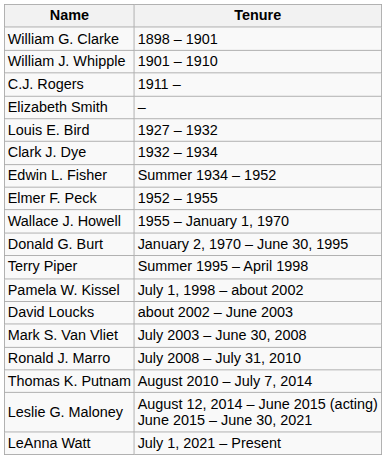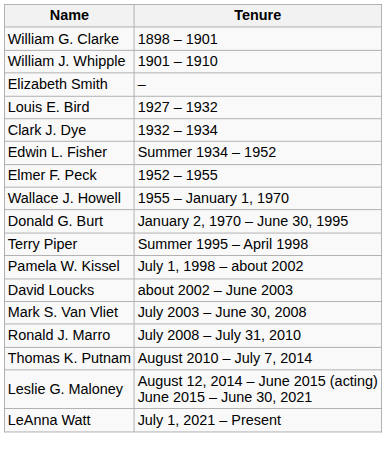- row: (46, 84)
